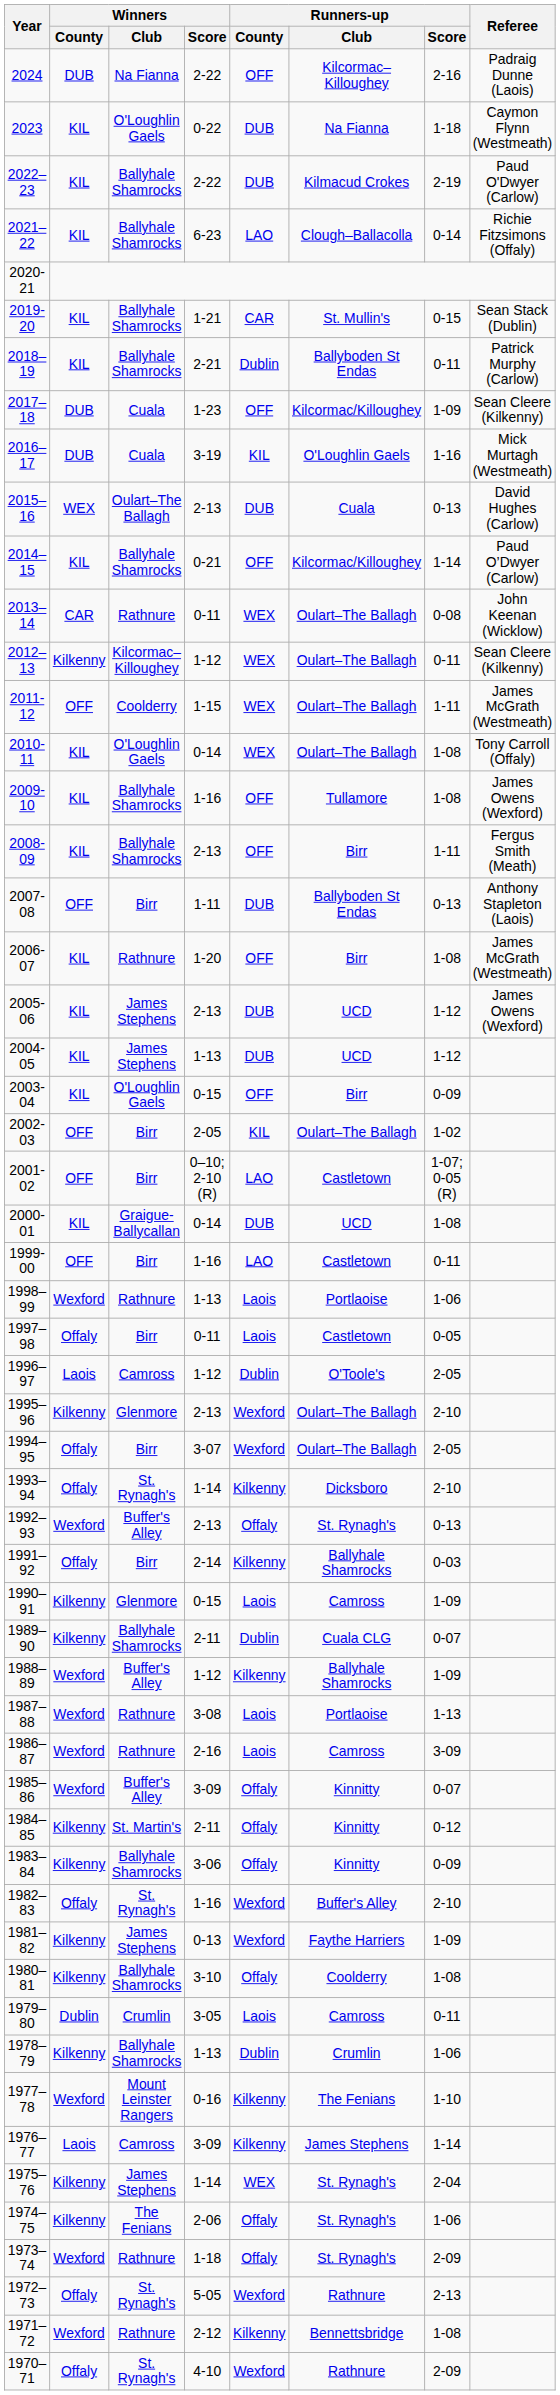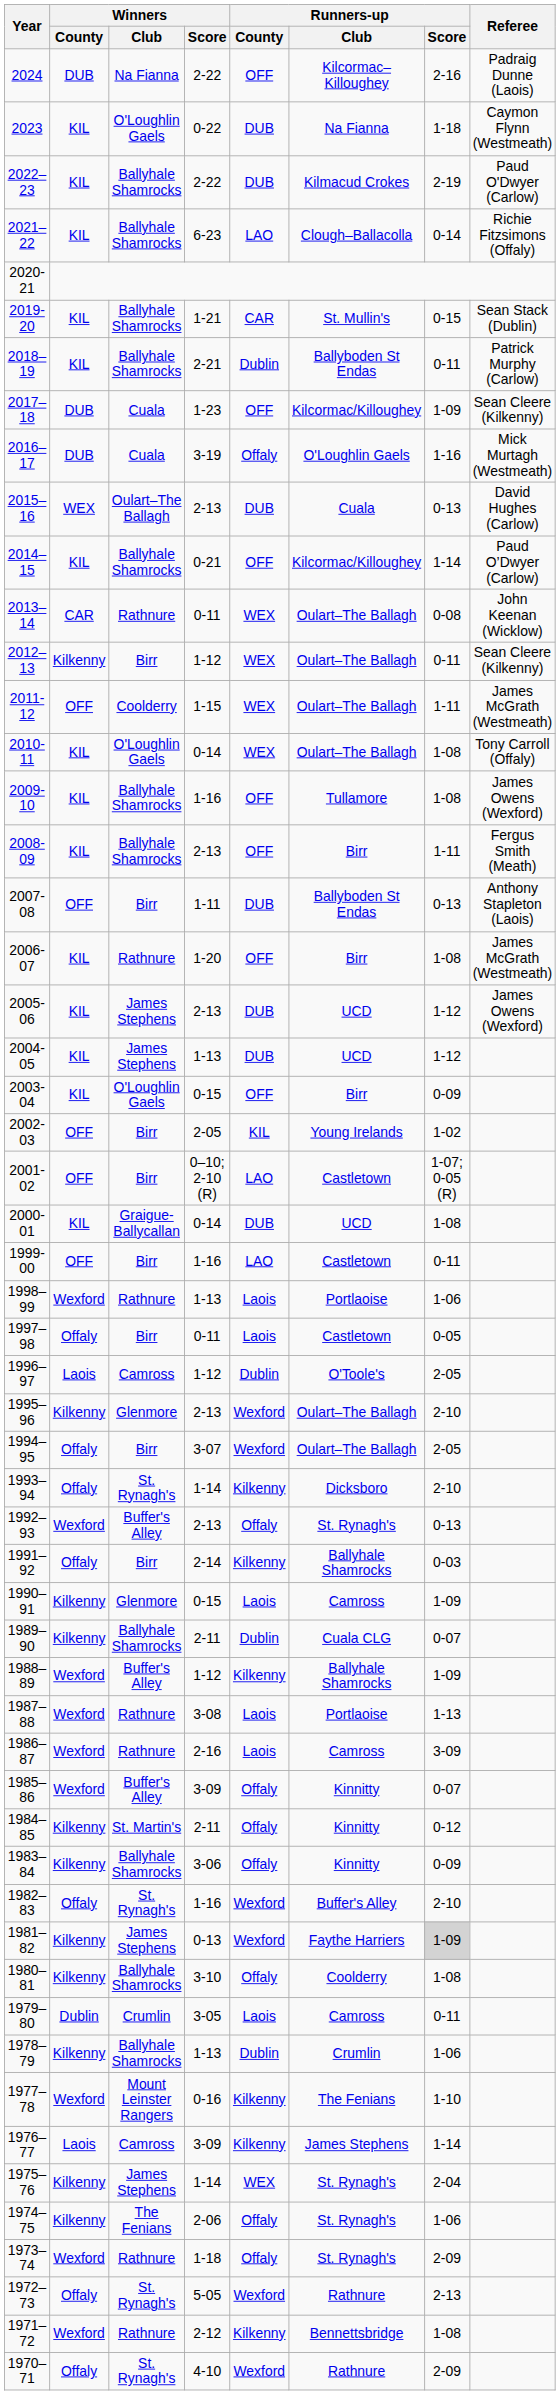(259, 455) KIL -> (259, 455) Offaly
(147, 661) Kilcormac–Killoughey -> (147, 661) Birr
(357, 1132) Oulart–The Ballagh -> (357, 1132) Young Irelands
(447, 1940) no background -> (447, 1940) lightgrey background
